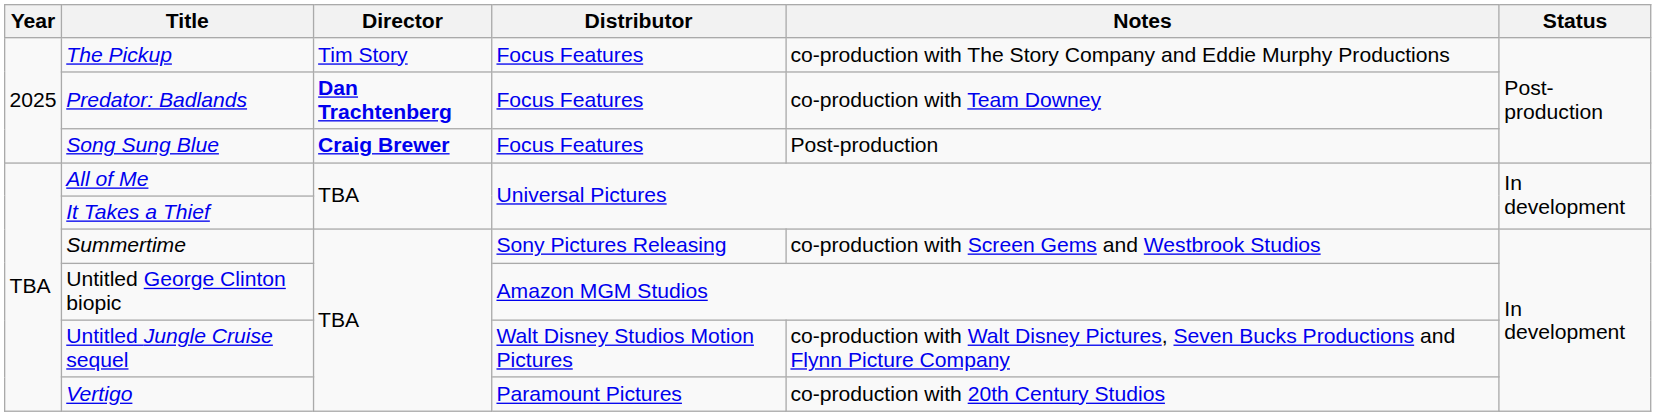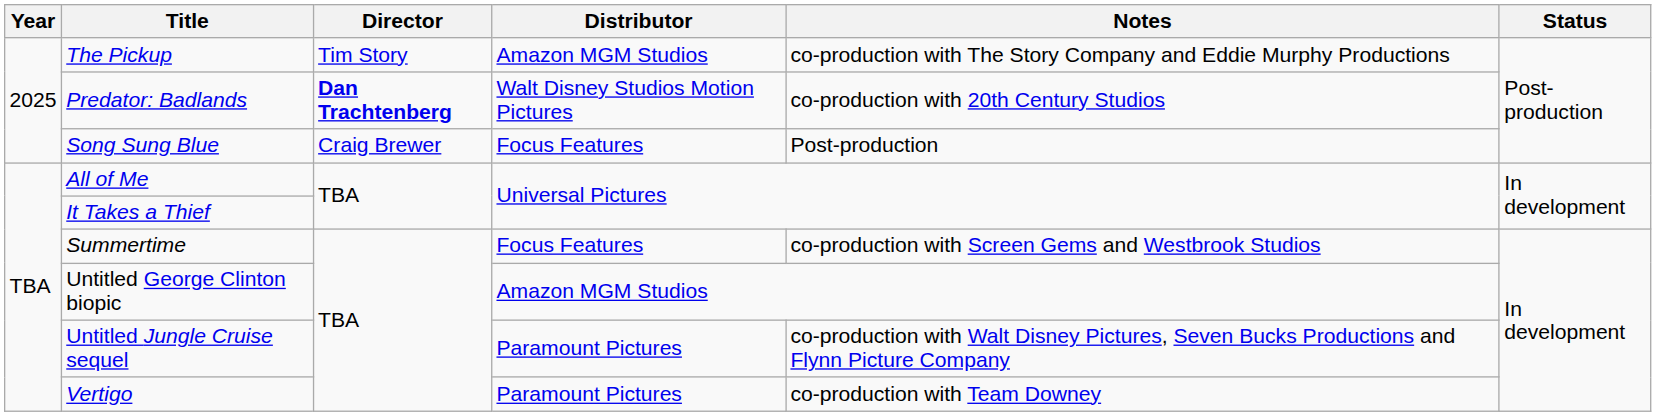(570, 54) Focus Features -> (602, 54) Amazon MGM Studios
(570, 100) Focus Features -> (625, 100) Walt Disney Studios Motion Pictures
(946, 100) co-production with Team Downey -> (978, 100) co-production with 20th Century Studios
(384, 145) bold -> (380, 145) normal
(612, 245) Sony Pictures Releasing -> (570, 245) Focus Features
(625, 348) Walt Disney Studios Motion Pictures -> (589, 348) Paramount Pictures
(978, 393) co-production with 20th Century Studios -> (946, 393) co-production with Team Downey
